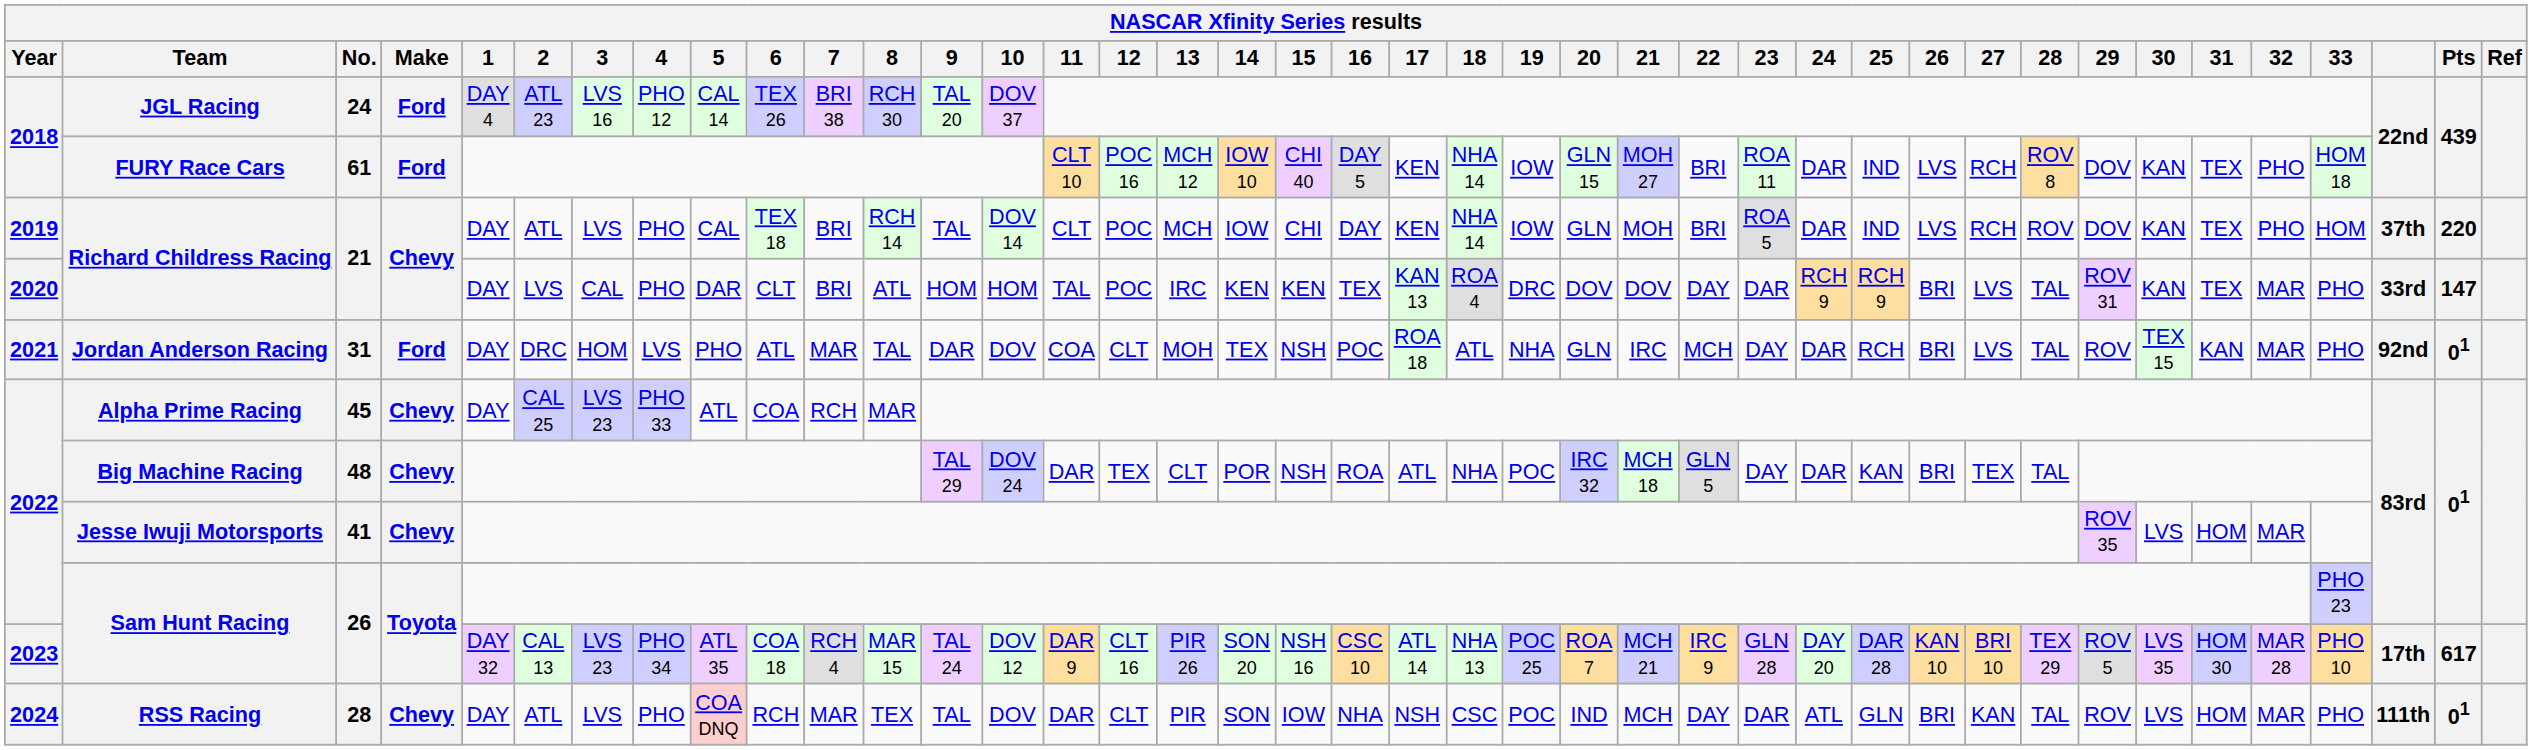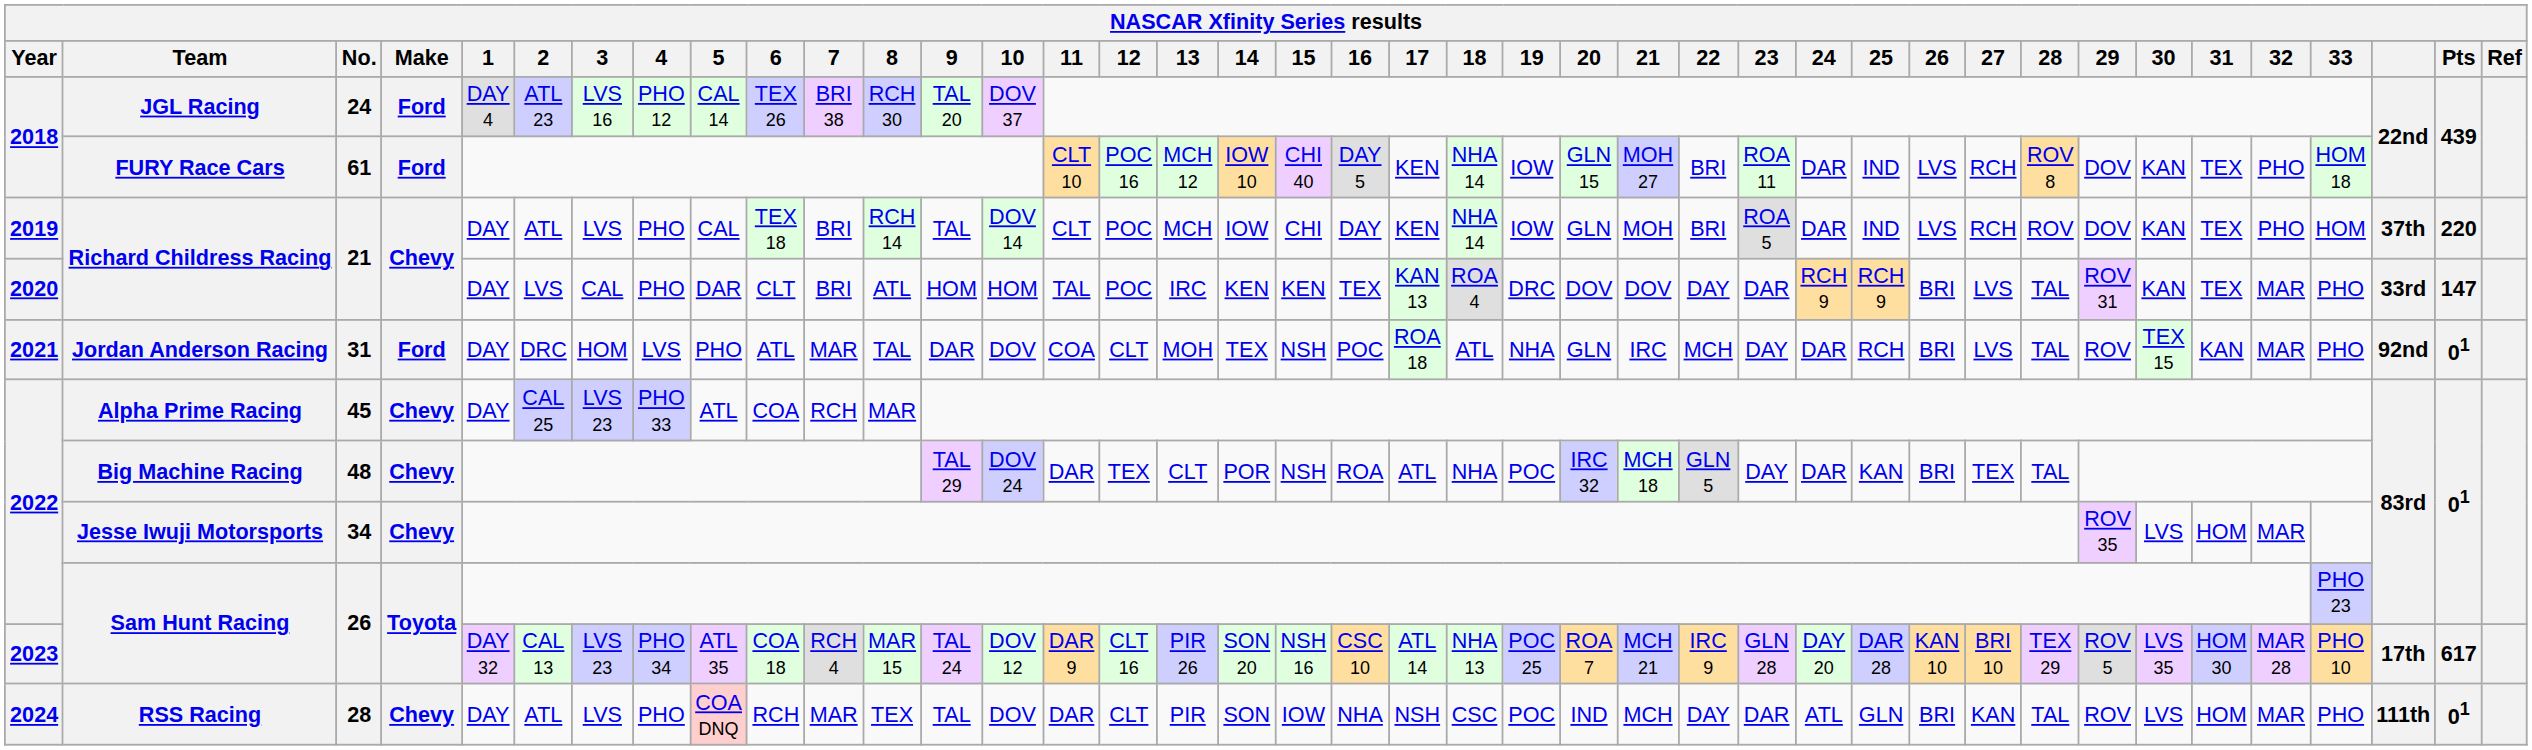(359, 532) 41 -> (359, 532) 34
